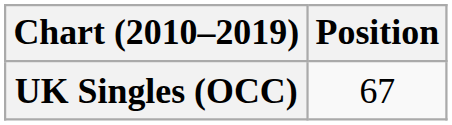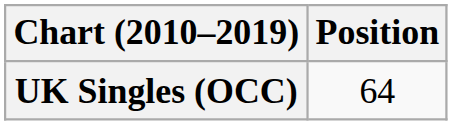(377, 89) 67 -> (377, 89) 64
